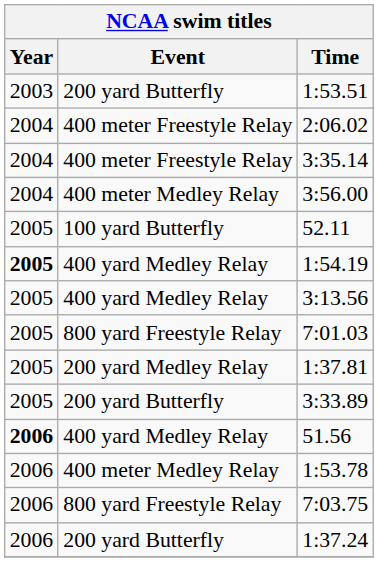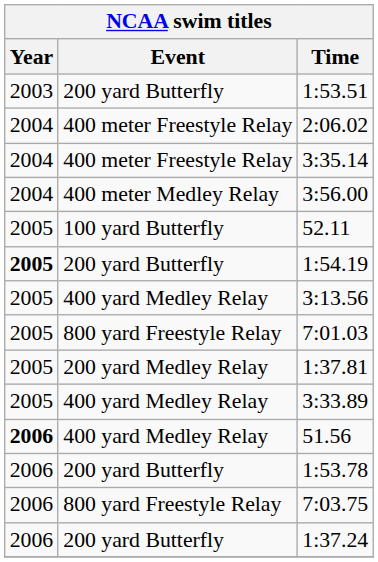(166, 263) 400 yard Medley Relay -> (144, 263) 200 yard Butterfly
(144, 401) 200 yard Butterfly -> (166, 401) 400 yard Medley Relay
(171, 470) 400 meter Medley Relay -> (144, 470) 200 yard Butterfly
